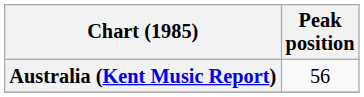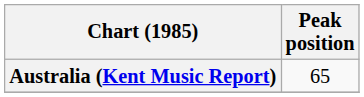(320, 75) 56 -> (320, 75) 65
